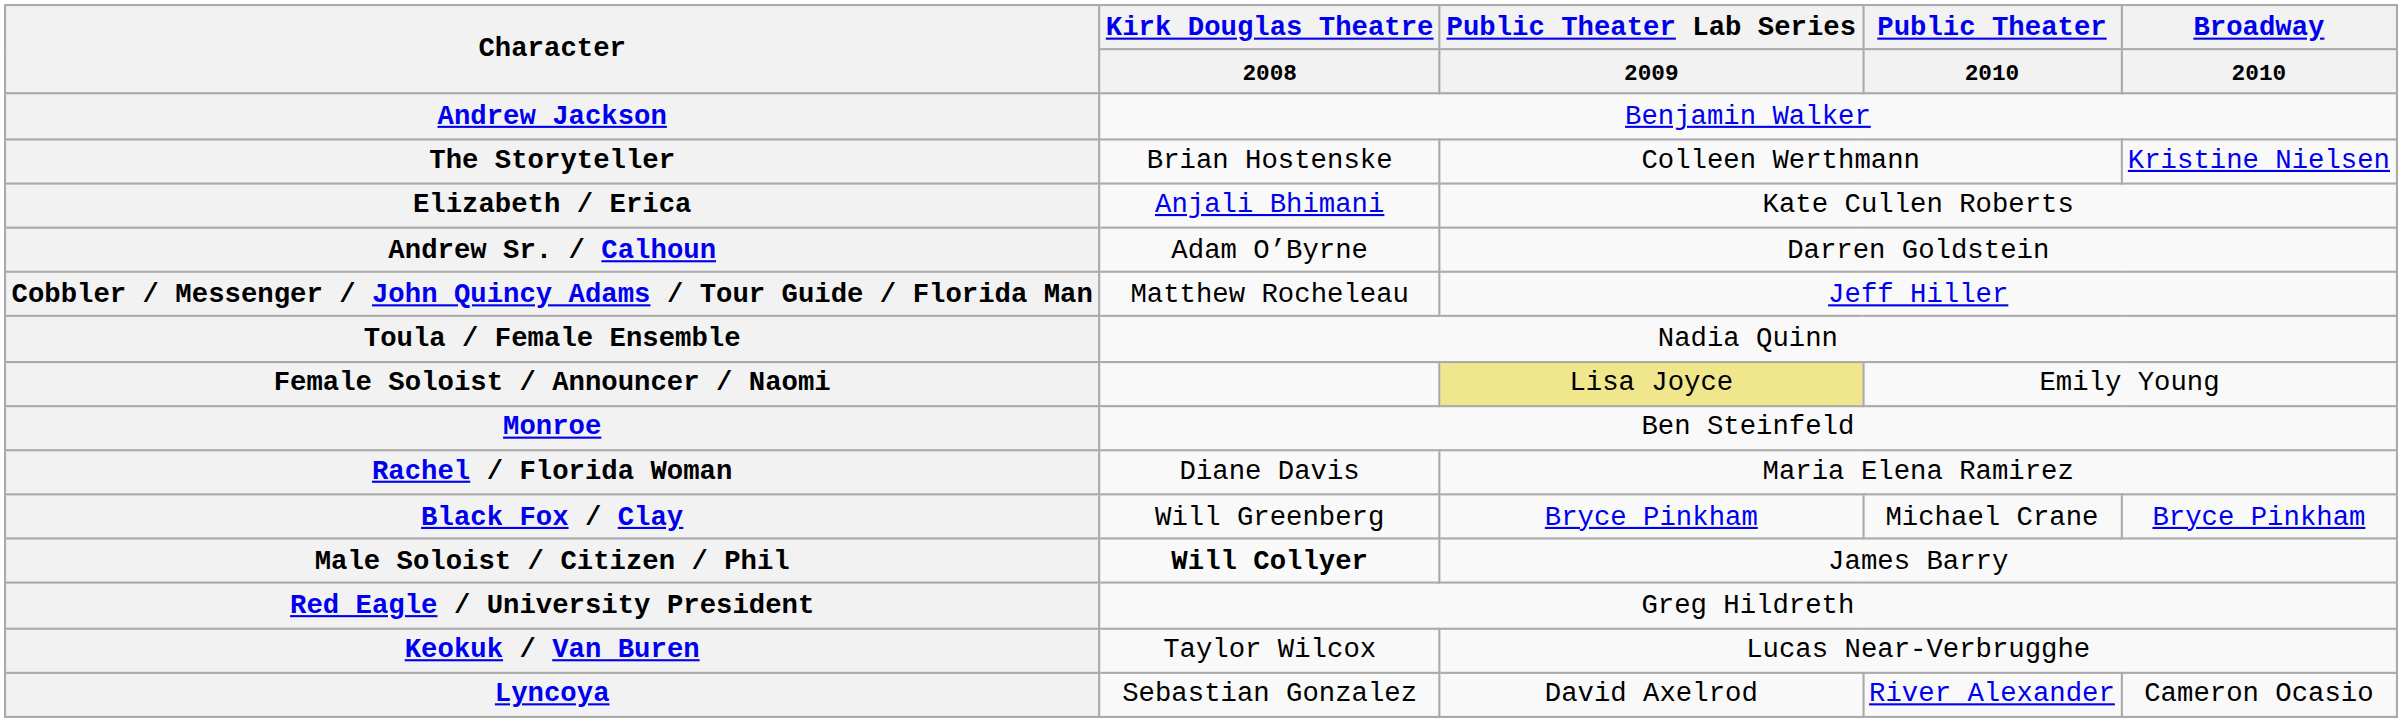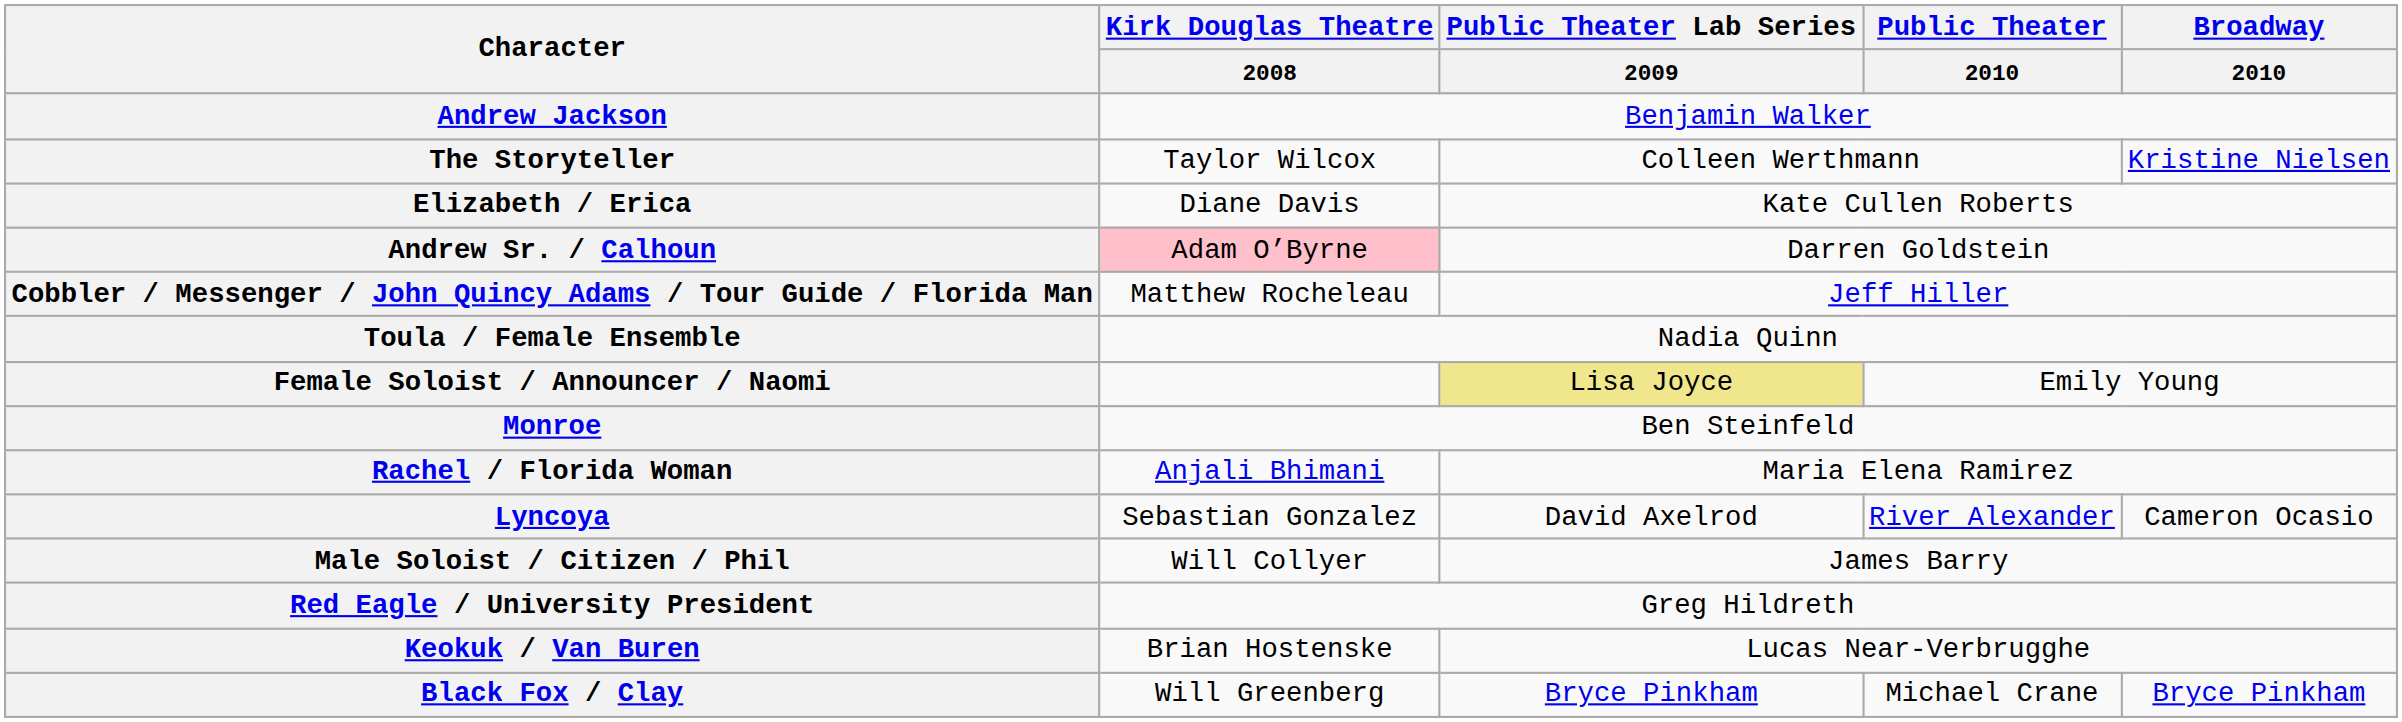(1270, 161) Brian Hostenske -> (1270, 161) Taylor Wilcox
(1270, 205) Anjali Bhimani -> (1270, 205) Diane Davis
(1270, 250) no background -> (1270, 250) pink background
(1270, 472) Diane Davis -> (1270, 472) Anjali Bhimani
rows swapped: (552, 517) <-> (552, 695)
(1270, 561) bold -> (1270, 561) normal
(1270, 650) Taylor Wilcox -> (1270, 650) Brian Hostenske
